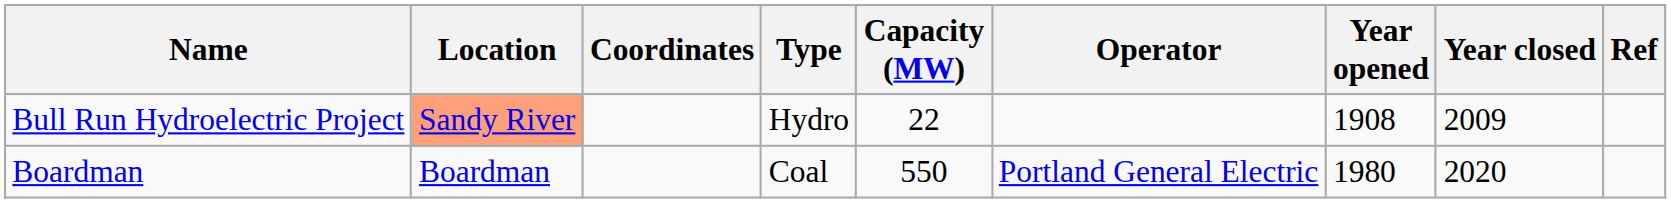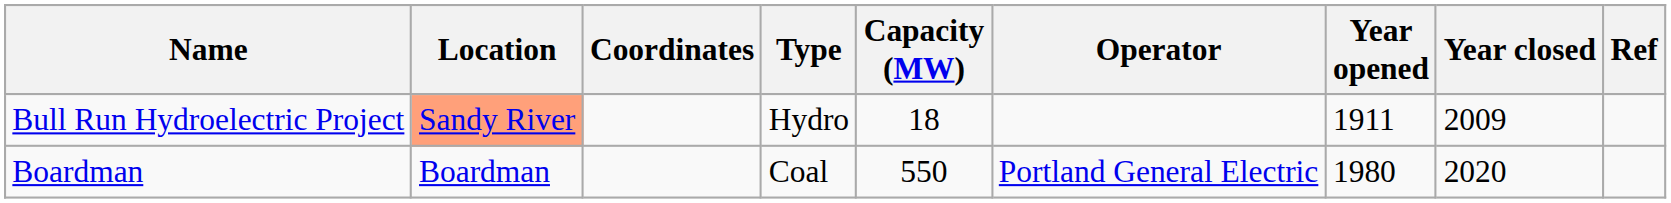(924, 119) 22 -> (924, 119) 18
(1364, 119) 1908 -> (1364, 119) 1911
